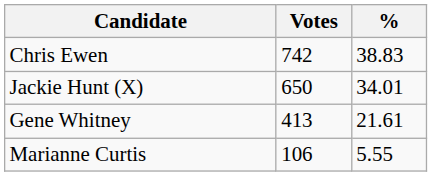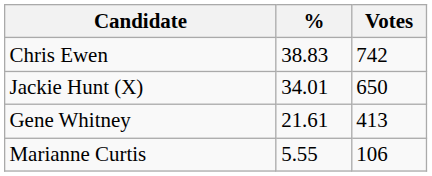columns swapped: (314, 21) <-> (389, 21)
